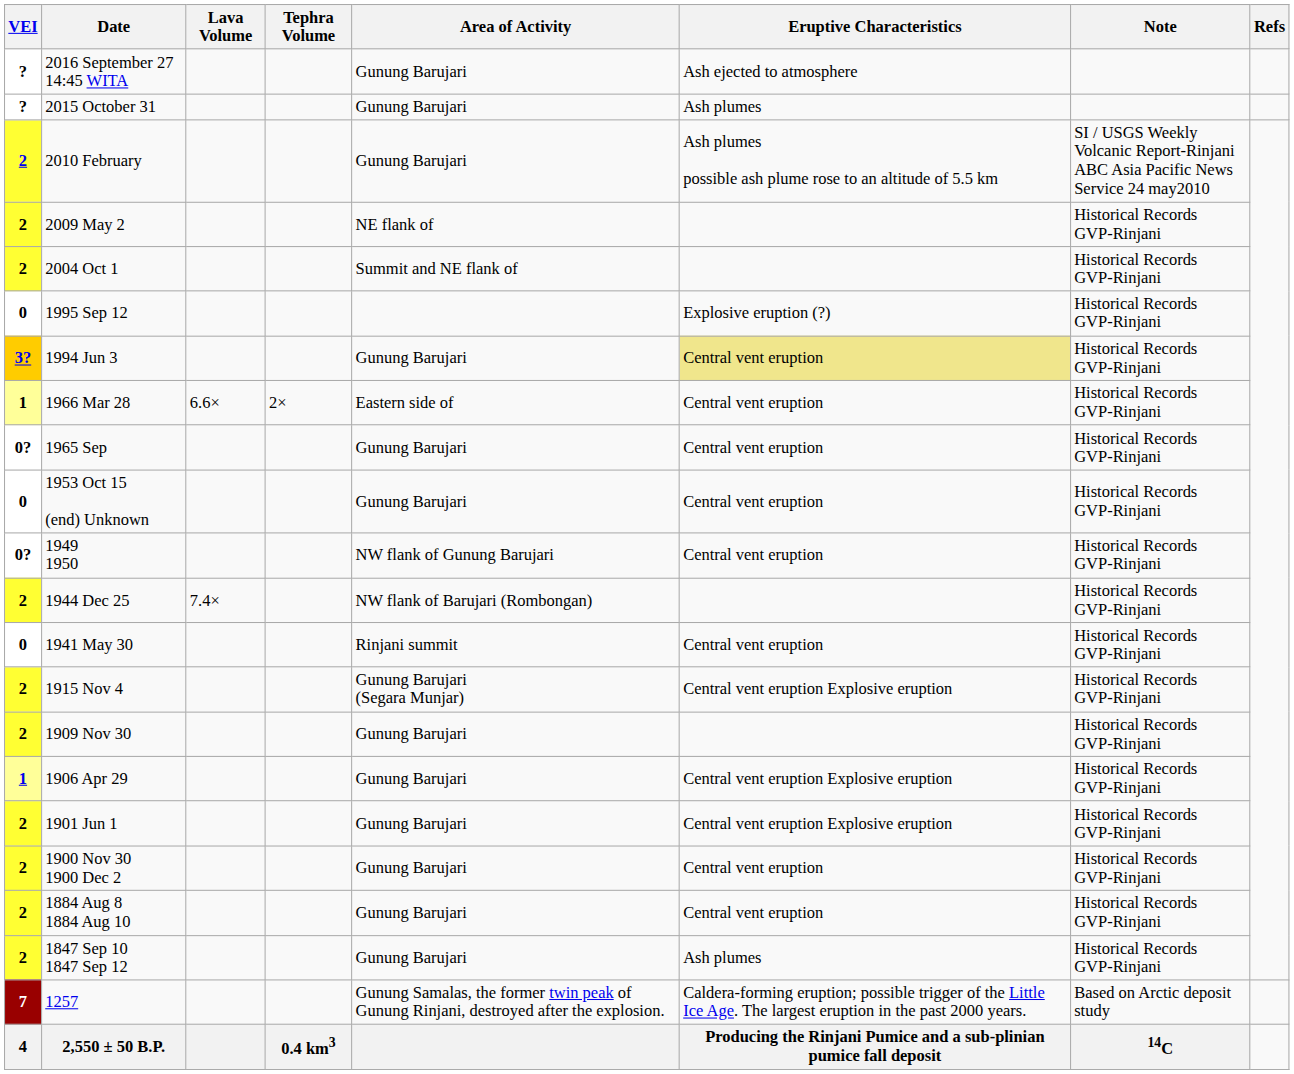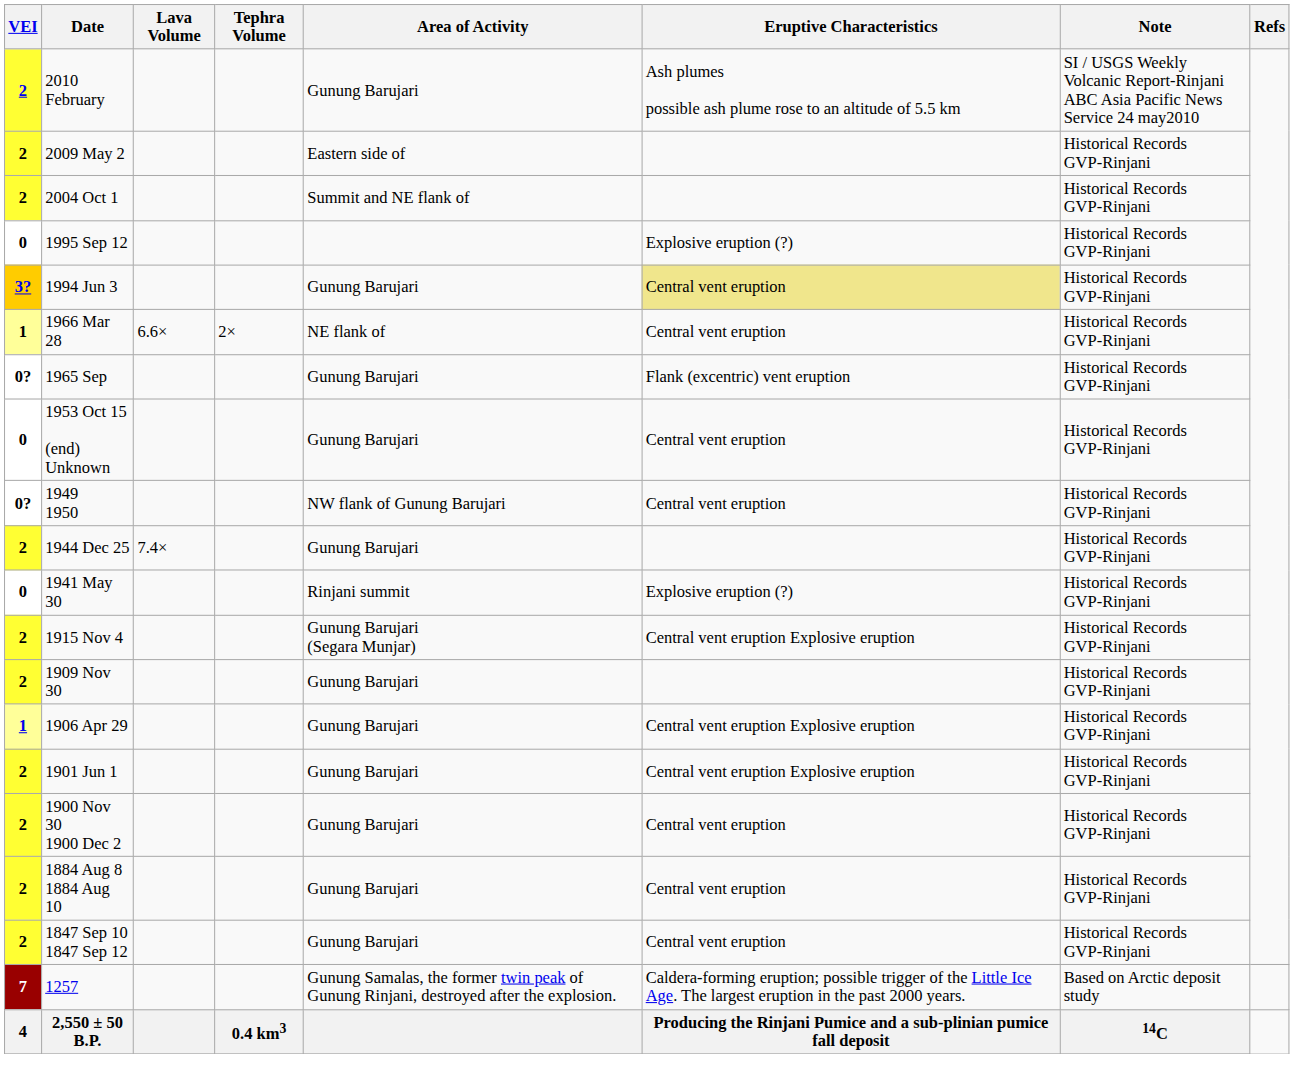- row: (109, 71)
- row: (101, 106)
(394, 224) NE flank of -> (356, 153) Eastern side of
(405, 402) Eastern side of -> (346, 331) NE flank of
(753, 447) Central vent eruption -> (748, 376) Flank (excentric) vent eruption
(474, 600) NW flank of Barujari (Rombongan) -> (363, 547) Gunung Barujari
(753, 644) Central vent eruption -> (719, 592) Explosive eruption (?)
(722, 957) Ash plumes -> (716, 942) Central vent eruption
